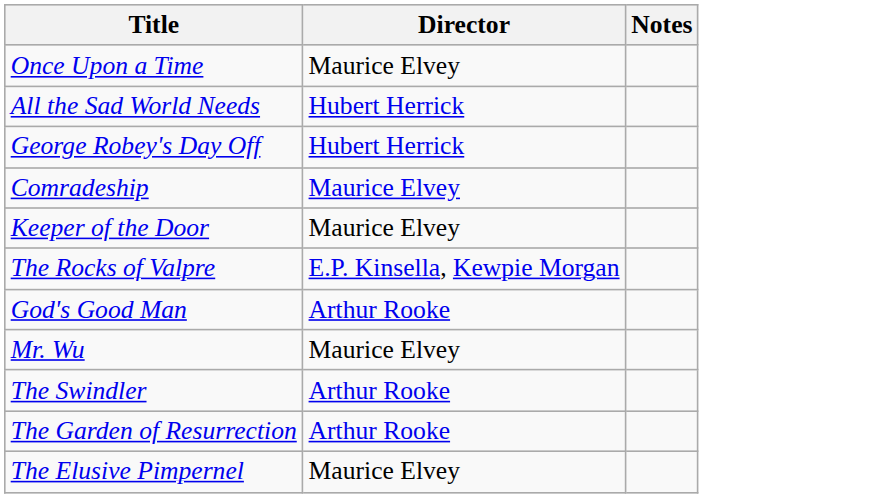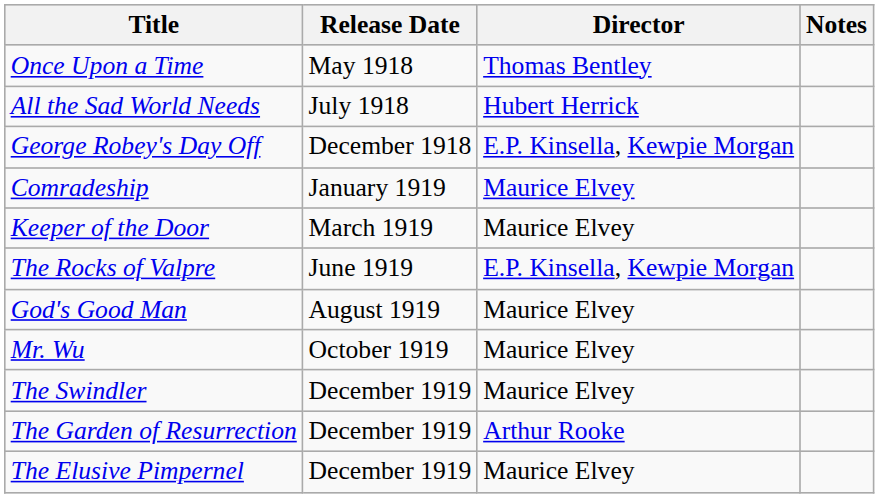+ column: (390, 24)
(384, 65) Maurice Elvey -> (567, 65) Thomas Bentley
(386, 146) Hubert Herrick -> (639, 146) E.P. Kinsella, Kewpie Morgan
(379, 308) Arthur Rooke -> (559, 308) Maurice Elvey
(379, 390) Arthur Rooke -> (559, 390) Maurice Elvey
